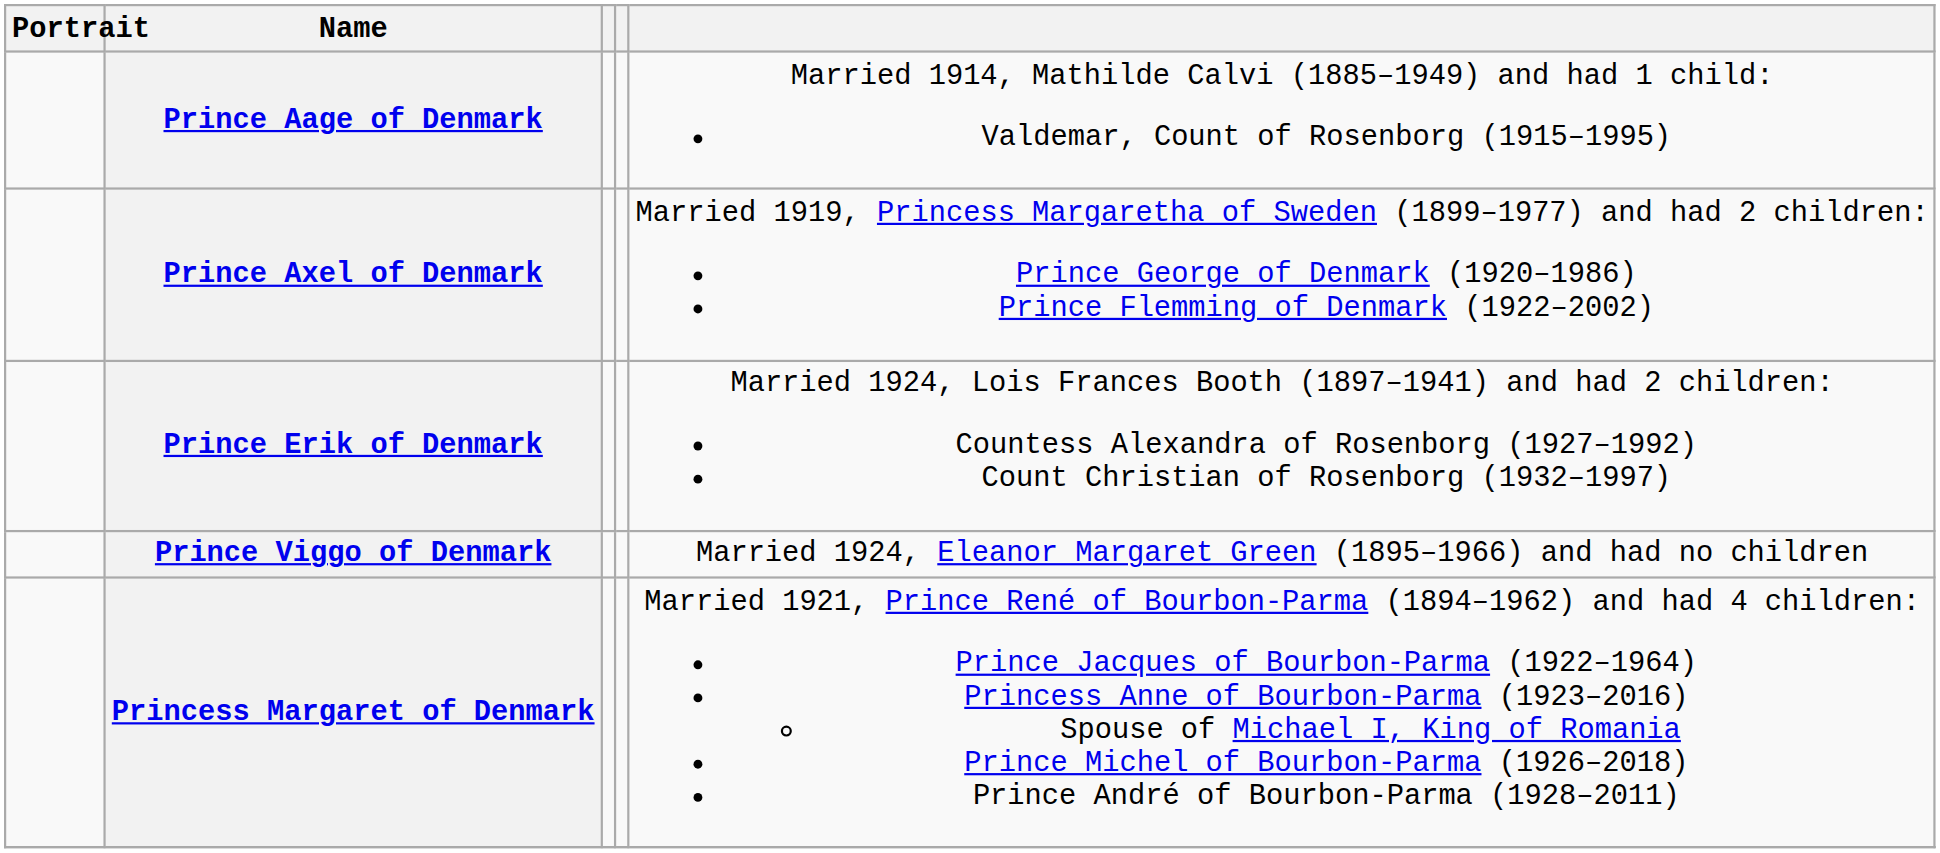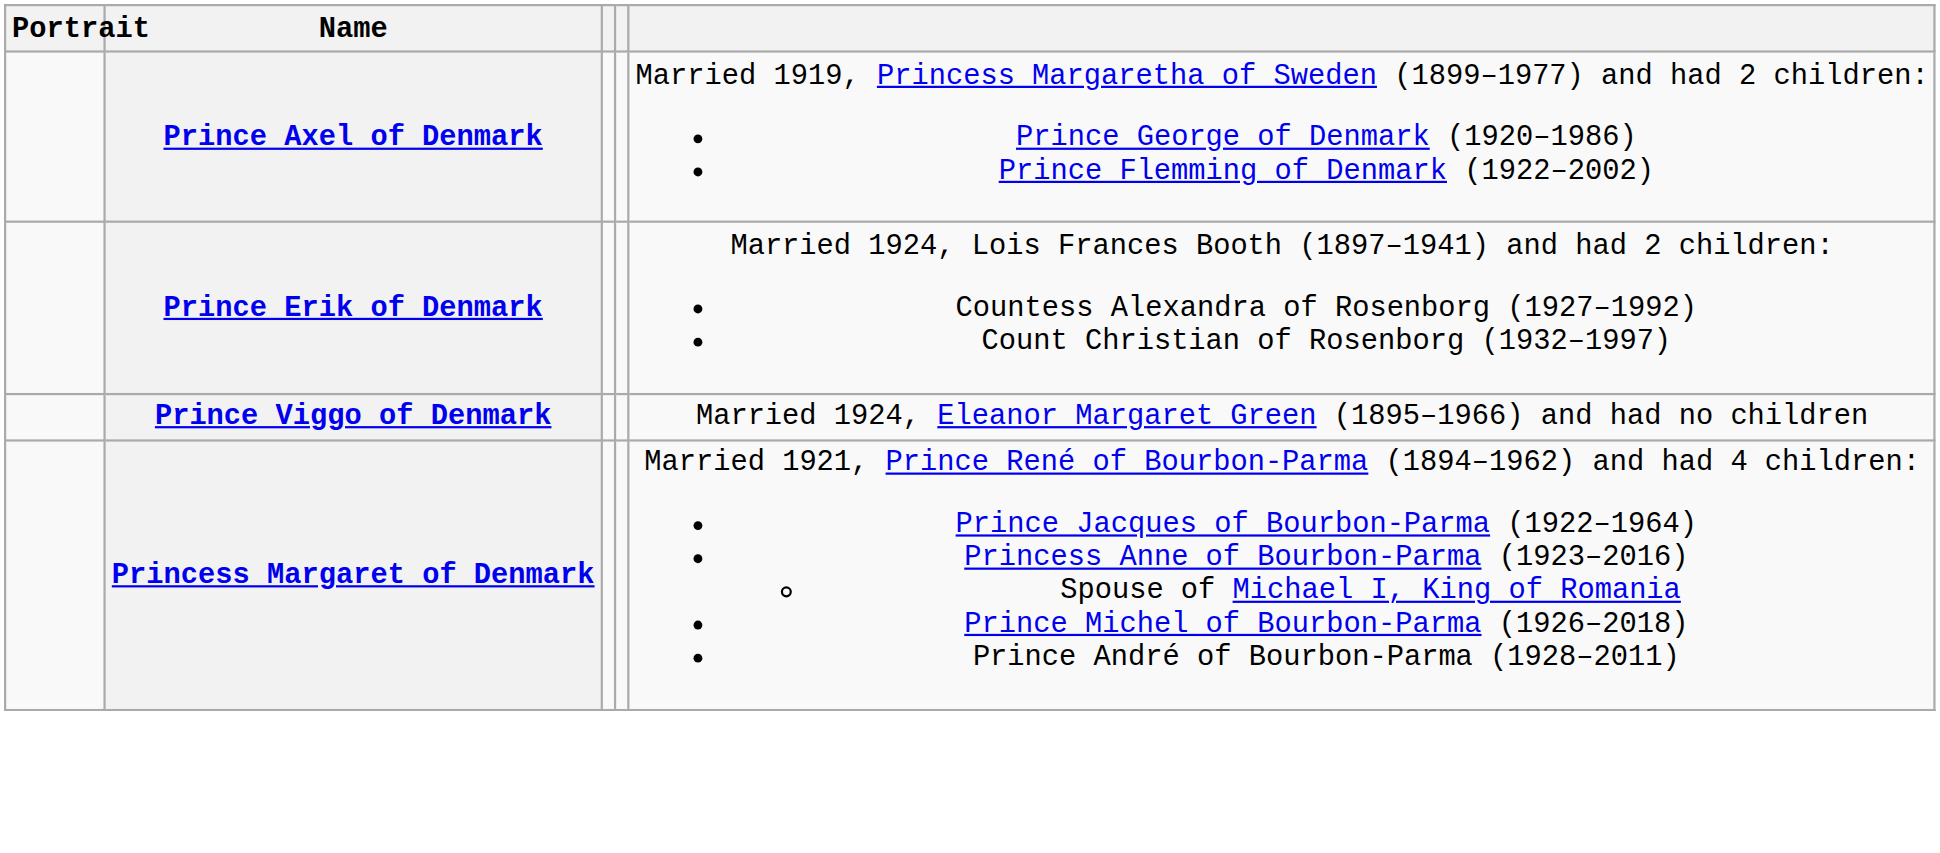- row: (353, 121)
